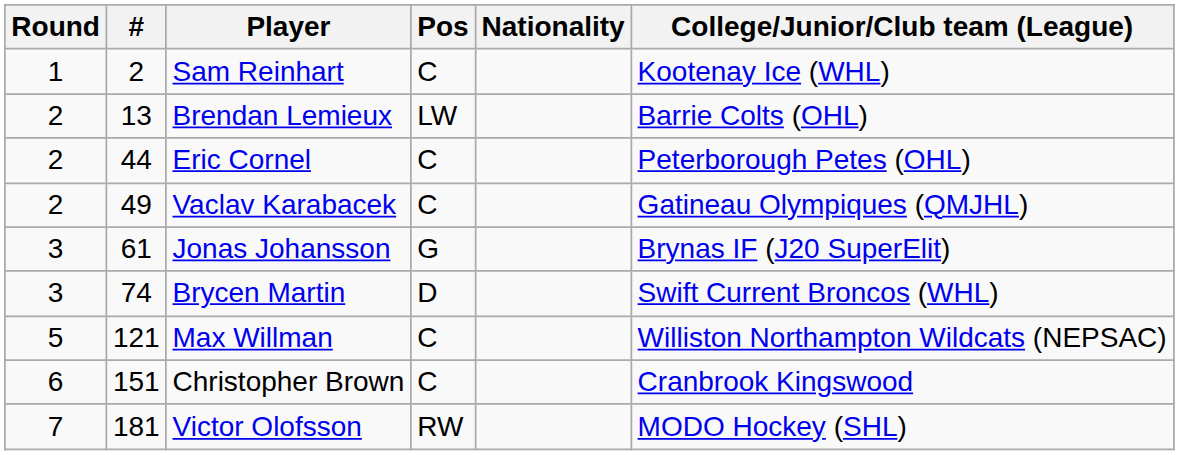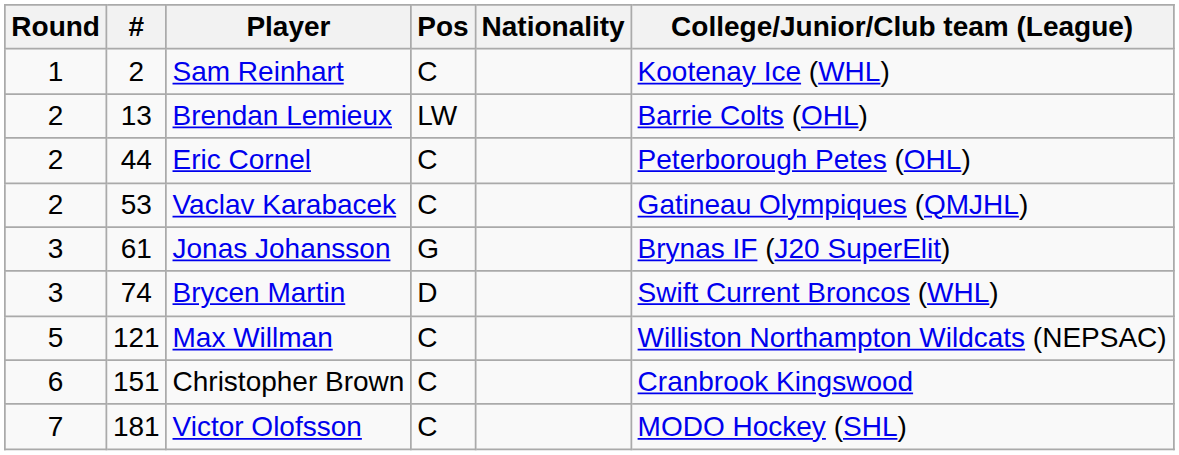(136, 204) 49 -> (136, 204) 53
(440, 426) RW -> (427, 426) C
